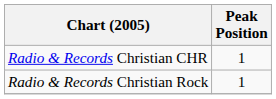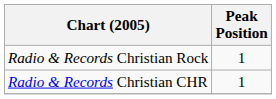rows swapped: (108, 57) <-> (108, 81)
